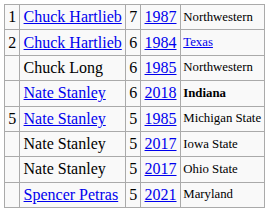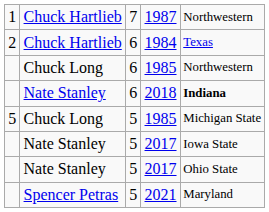(65, 118) Nate Stanley -> (63, 118) Chuck Long
